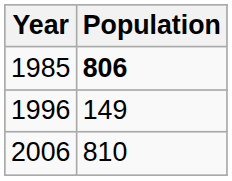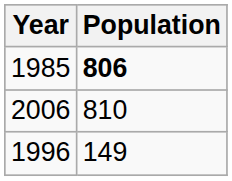rows swapped: (41, 110) <-> (41, 152)
